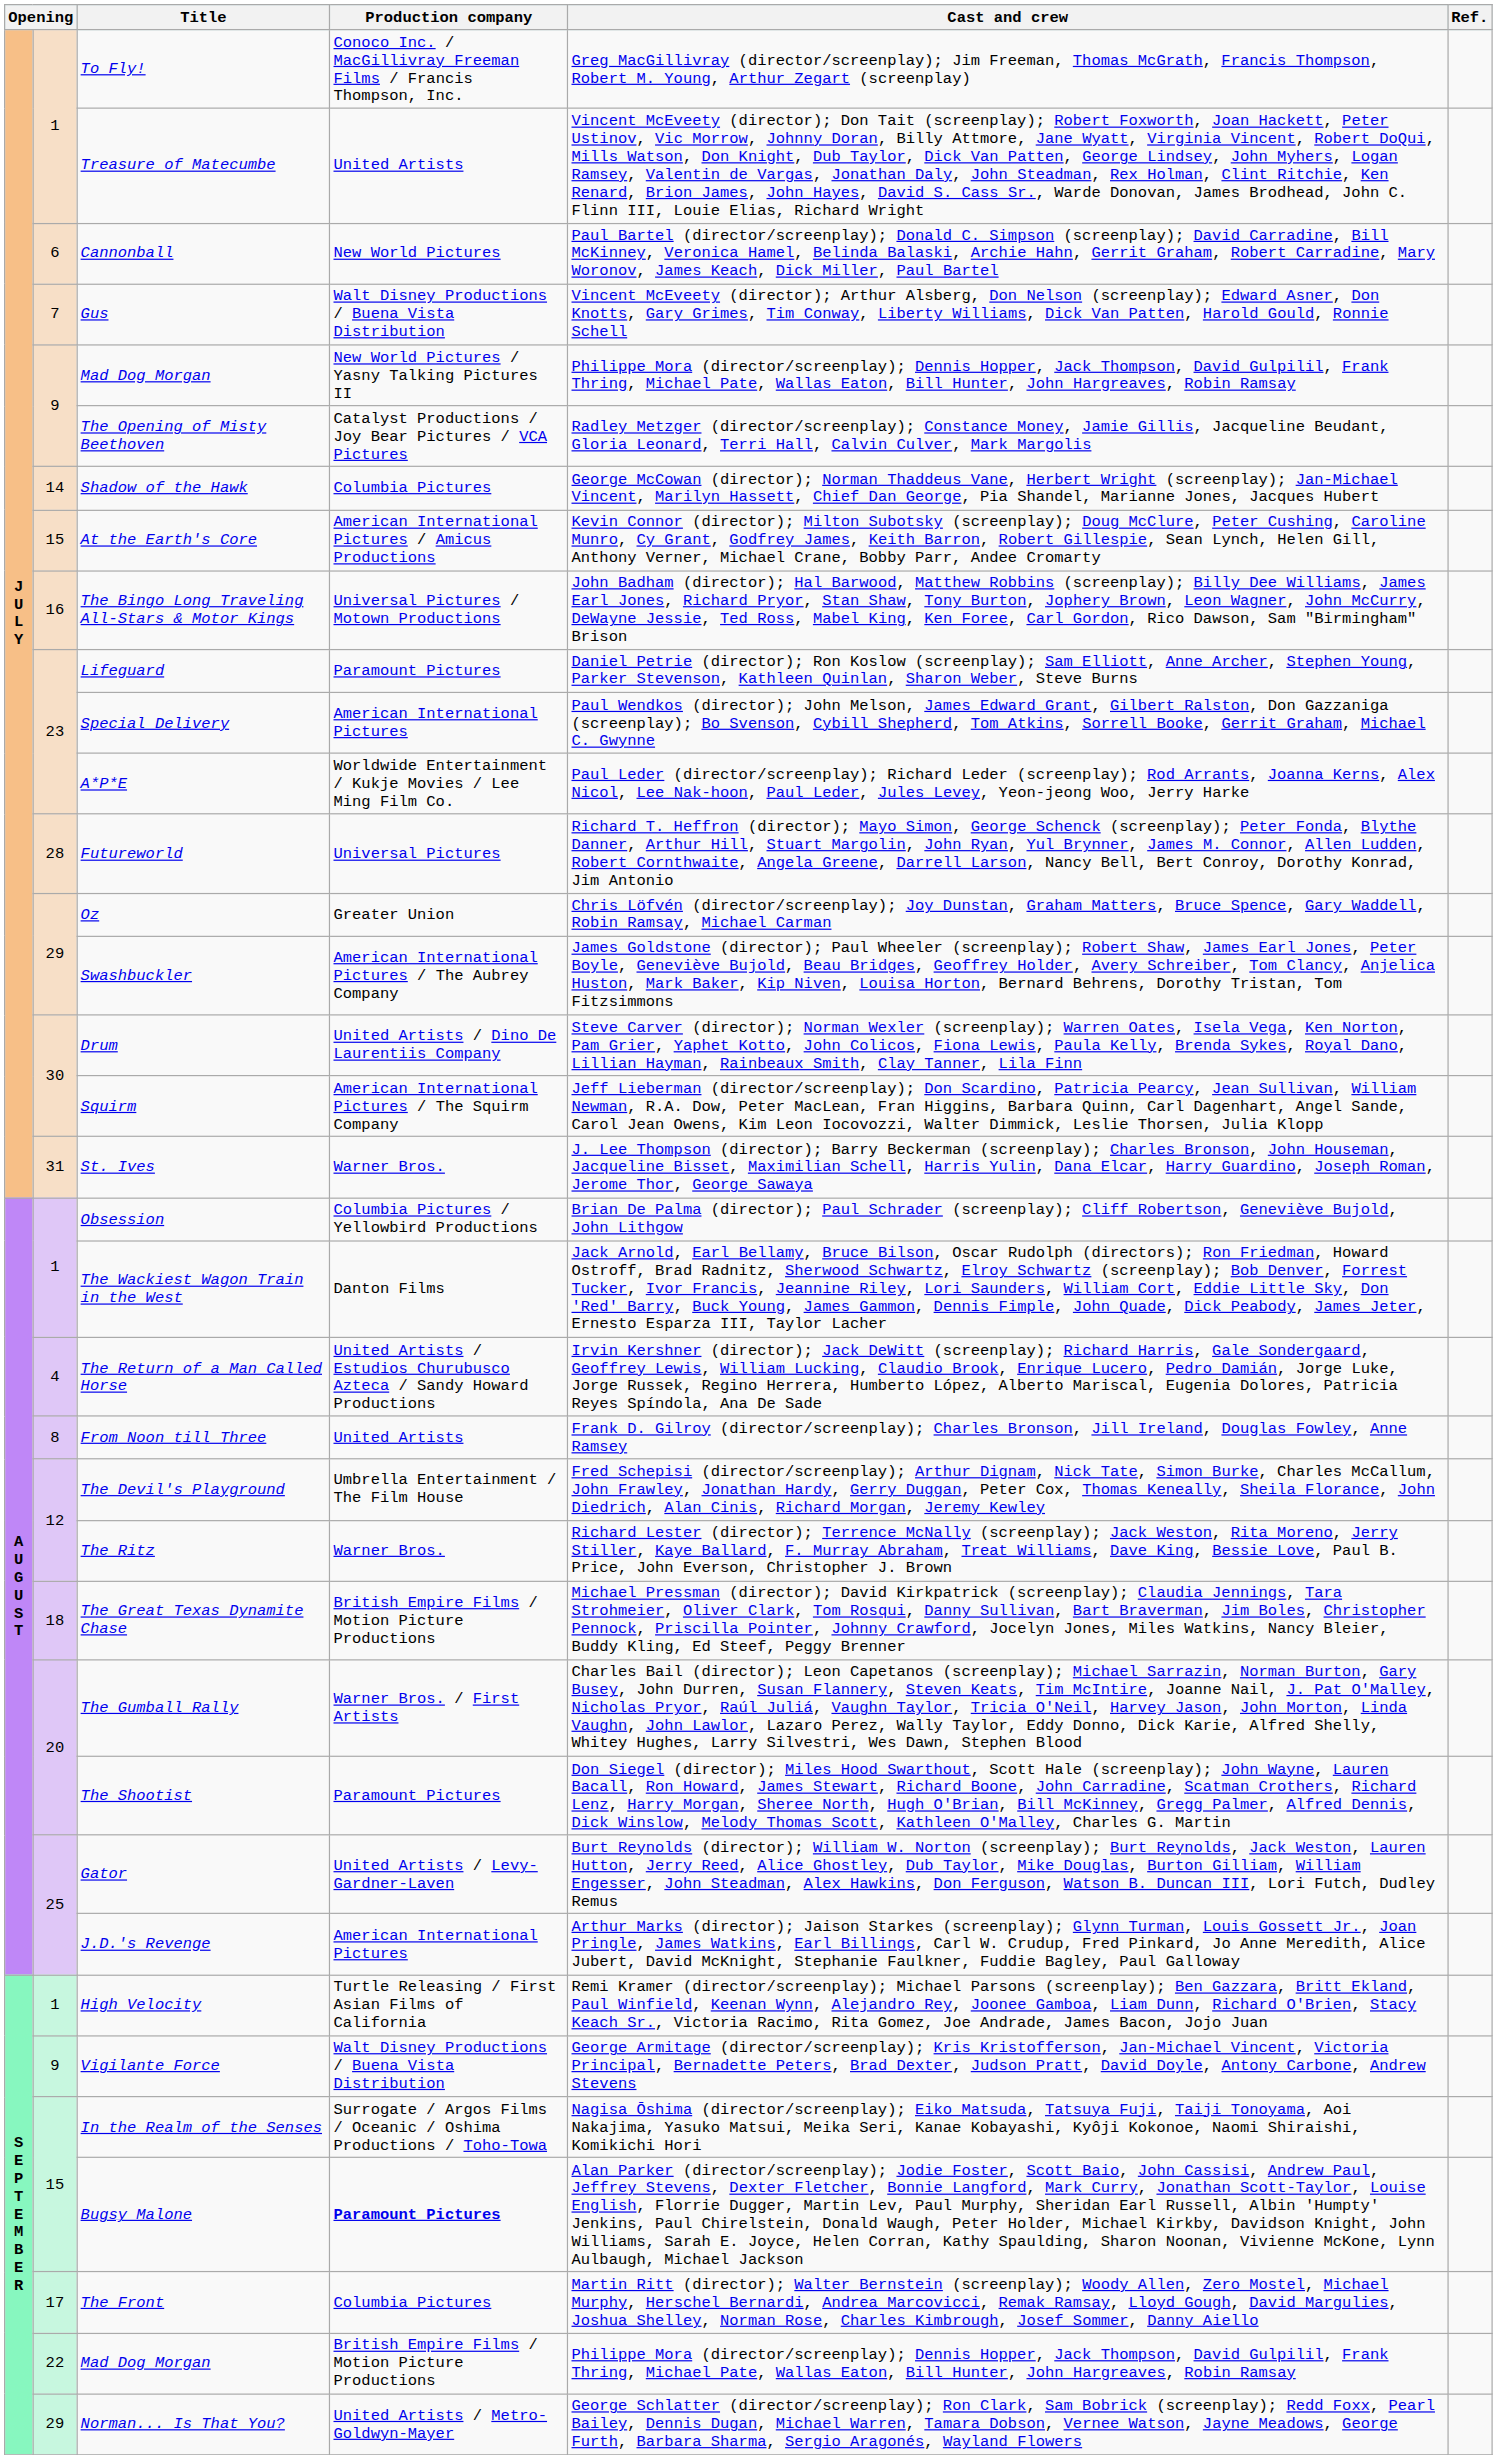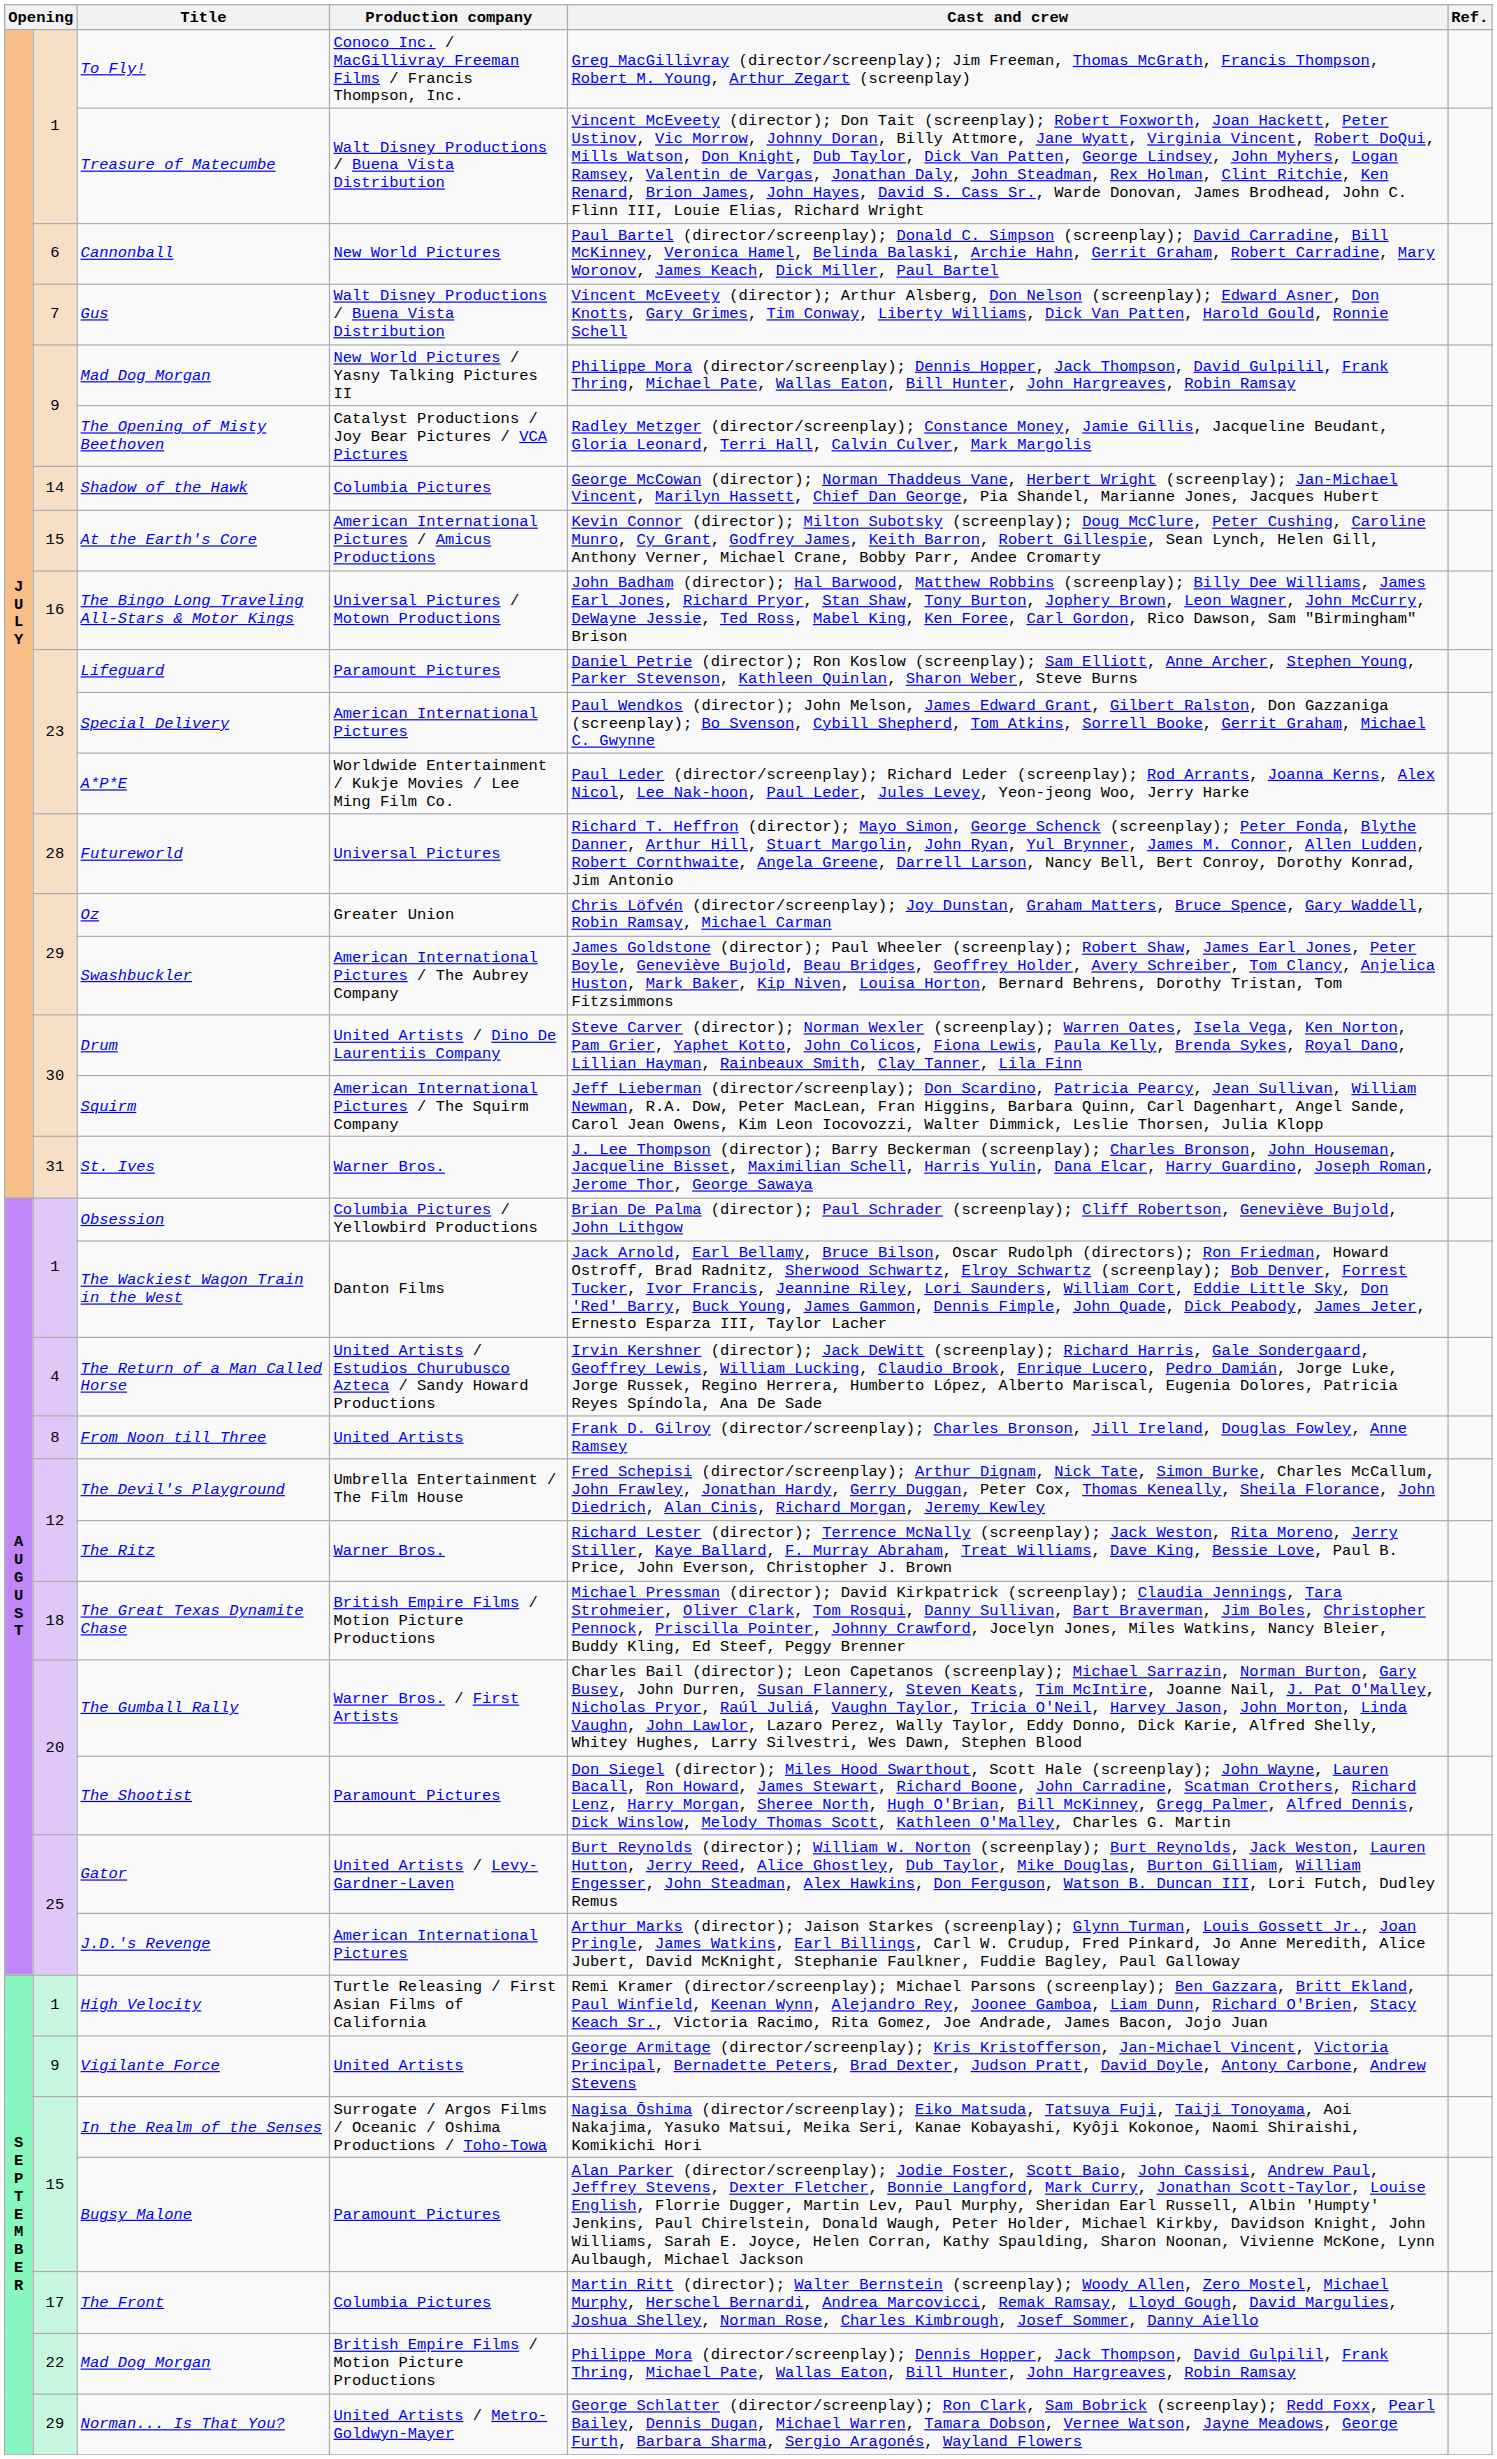(398, 166) United Artists -> (440, 166) Walt Disney Productions / Buena Vista Distribution
(440, 2066) Walt Disney Productions / Buena Vista Distribution -> (398, 2066) United Artists
(417, 2215) bold -> (417, 2215) normal
